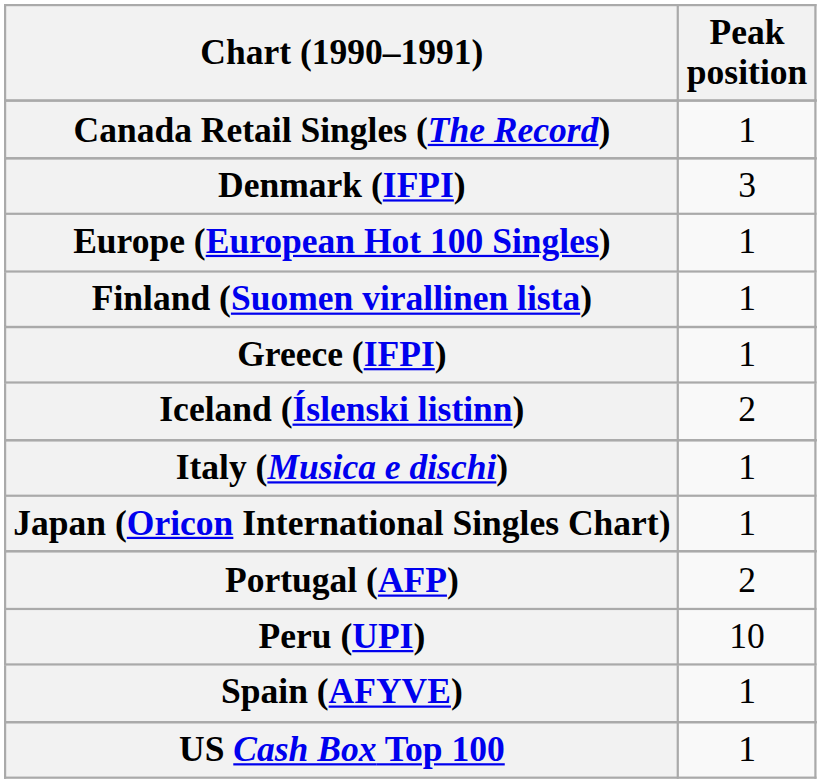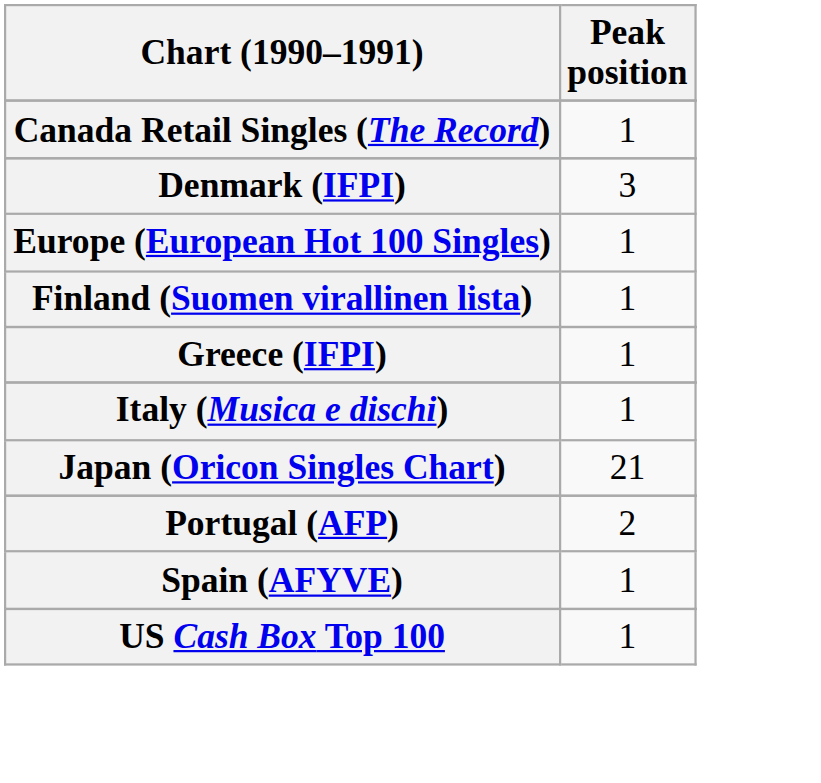- row: (342, 410)
+ row: (282, 466)
- row: (342, 523)
- row: (342, 635)
